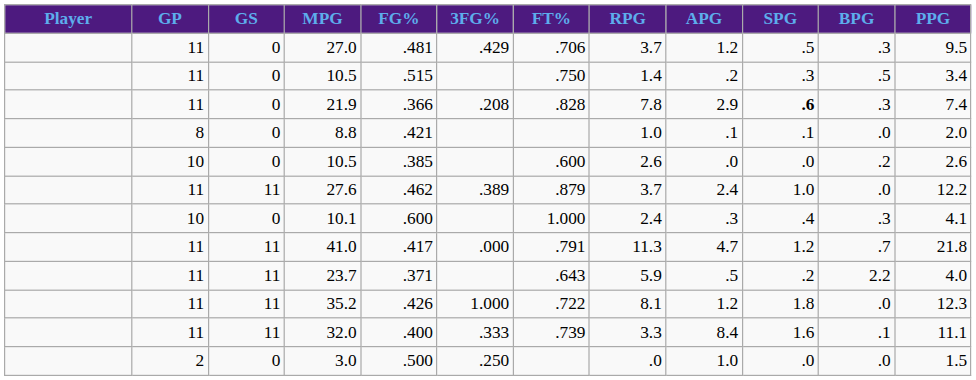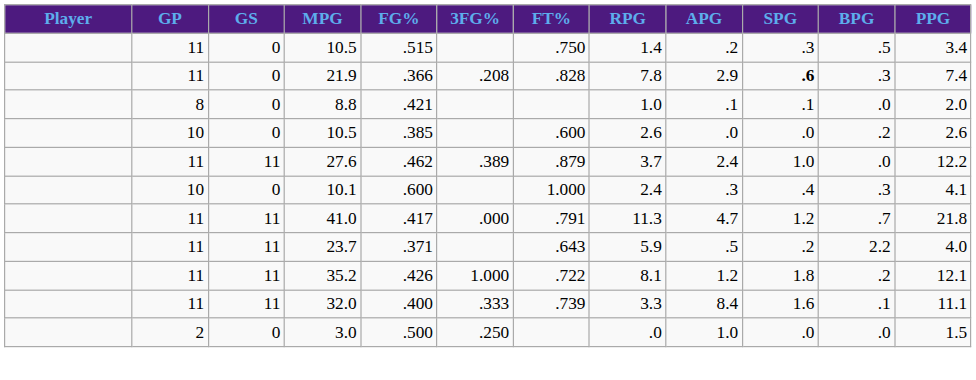- row: (196, 47)
(884, 304) .0 -> (884, 275) .2
(952, 304) 12.3 -> (952, 275) 12.1
